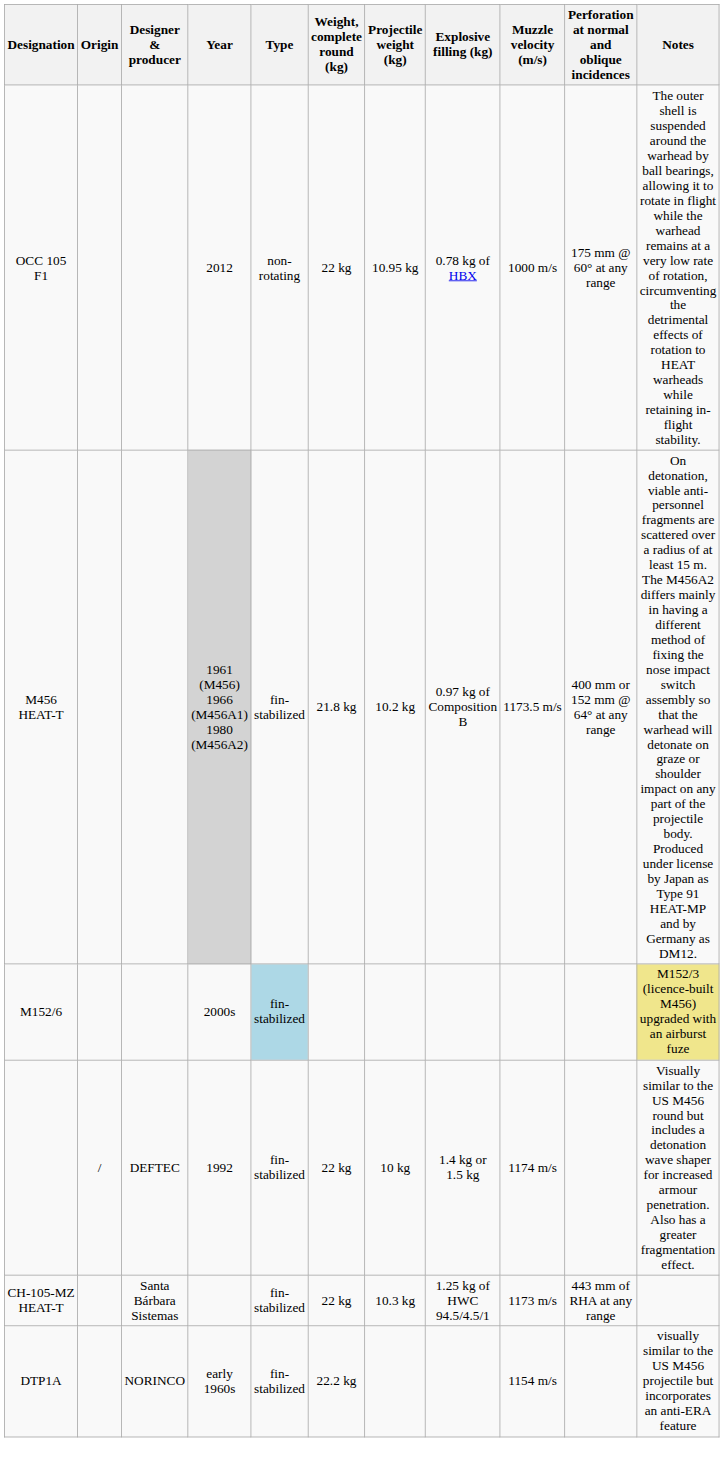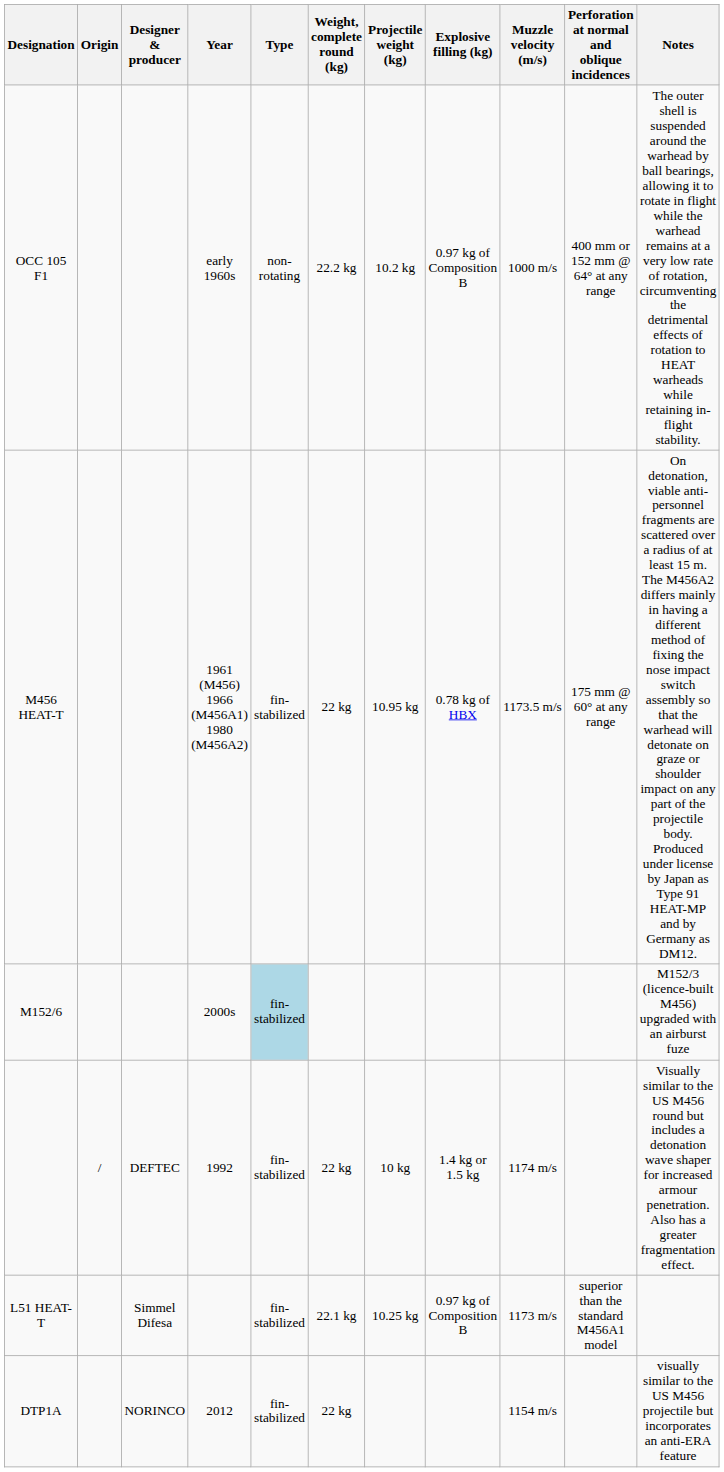(220, 267) 2012 -> (220, 267) early 1960s
(337, 267) 22 kg -> (337, 267) 22.2 kg
(395, 267) 10.95 kg -> (395, 267) 10.2 kg
(463, 267) 0.78 kg of HBX -> (463, 267) 0.97 kg of Composition B
(601, 267) 175 mm @ 60° at any range -> (601, 267) 400 mm or 152 mm @ 64° at any range
(220, 707) lightgrey background -> (220, 707) no background
(337, 707) 21.8 kg -> (337, 707) 22 kg
(395, 707) 10.2 kg -> (395, 707) 10.95 kg
(463, 707) 0.97 kg of Composition B -> (463, 707) 0.78 kg of HBX
(601, 707) 400 mm or 152 mm @ 64° at any range -> (601, 707) 175 mm @ 60° at any range
(678, 1011) khaki background -> (678, 1011) no background
+ row: (41, 1315)
- row: (41, 1300)
(220, 1381) early 1960s -> (220, 1411) 2012
(337, 1381) 22.2 kg -> (337, 1411) 22 kg
